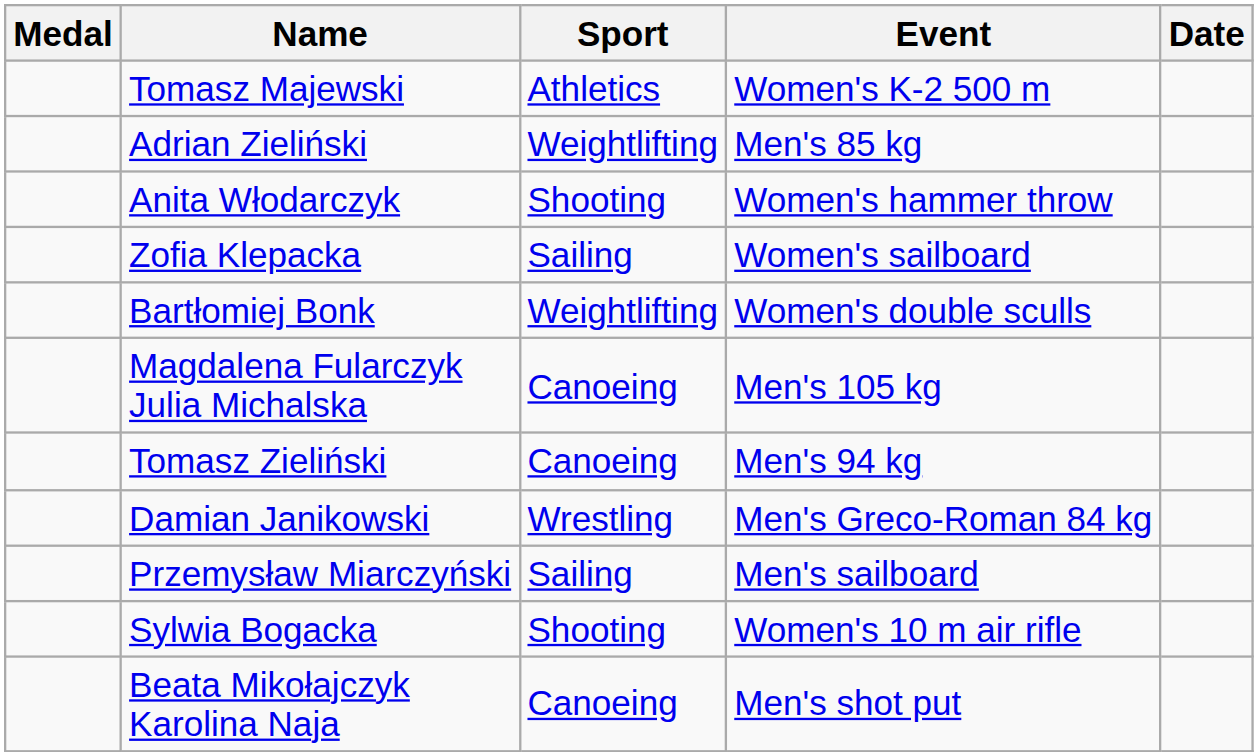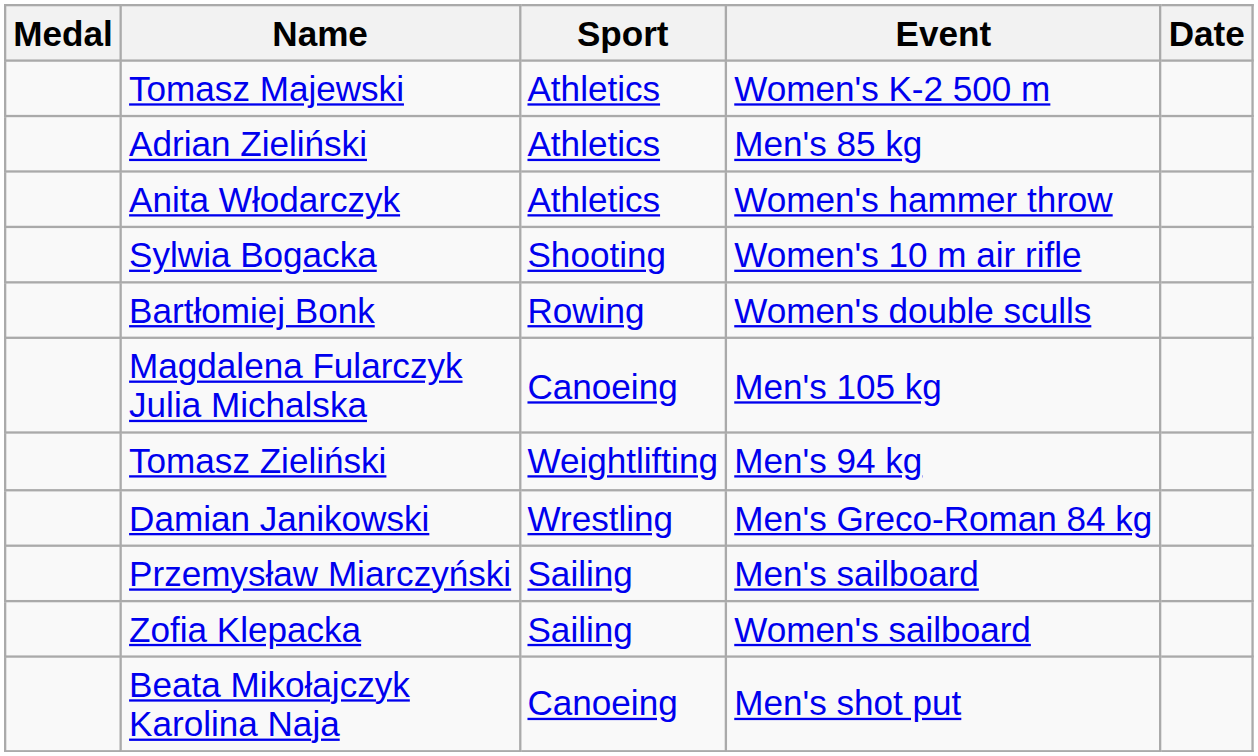(623, 144) Weightlifting -> (594, 144) Athletics
(597, 200) Shooting -> (594, 200) Athletics
rows swapped: (253, 628) <-> (245, 255)
(623, 311) Weightlifting -> (586, 311) Rowing
(603, 461) Canoeing -> (623, 461) Weightlifting
